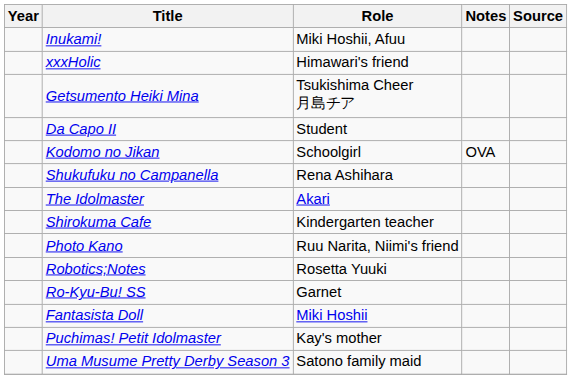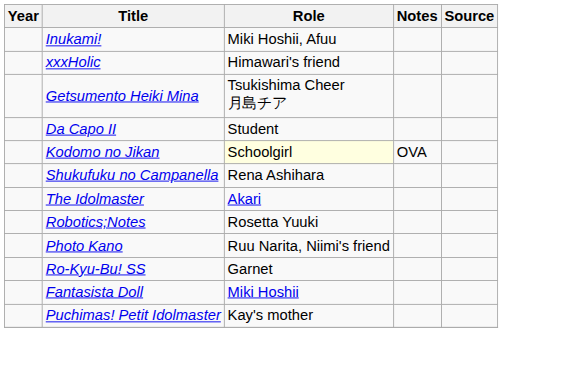(329, 152) no background -> (260, 152) lightyellow background
- row: (99, 222)
rows swapped: (96, 268) <-> (84, 245)
- row: (168, 362)
